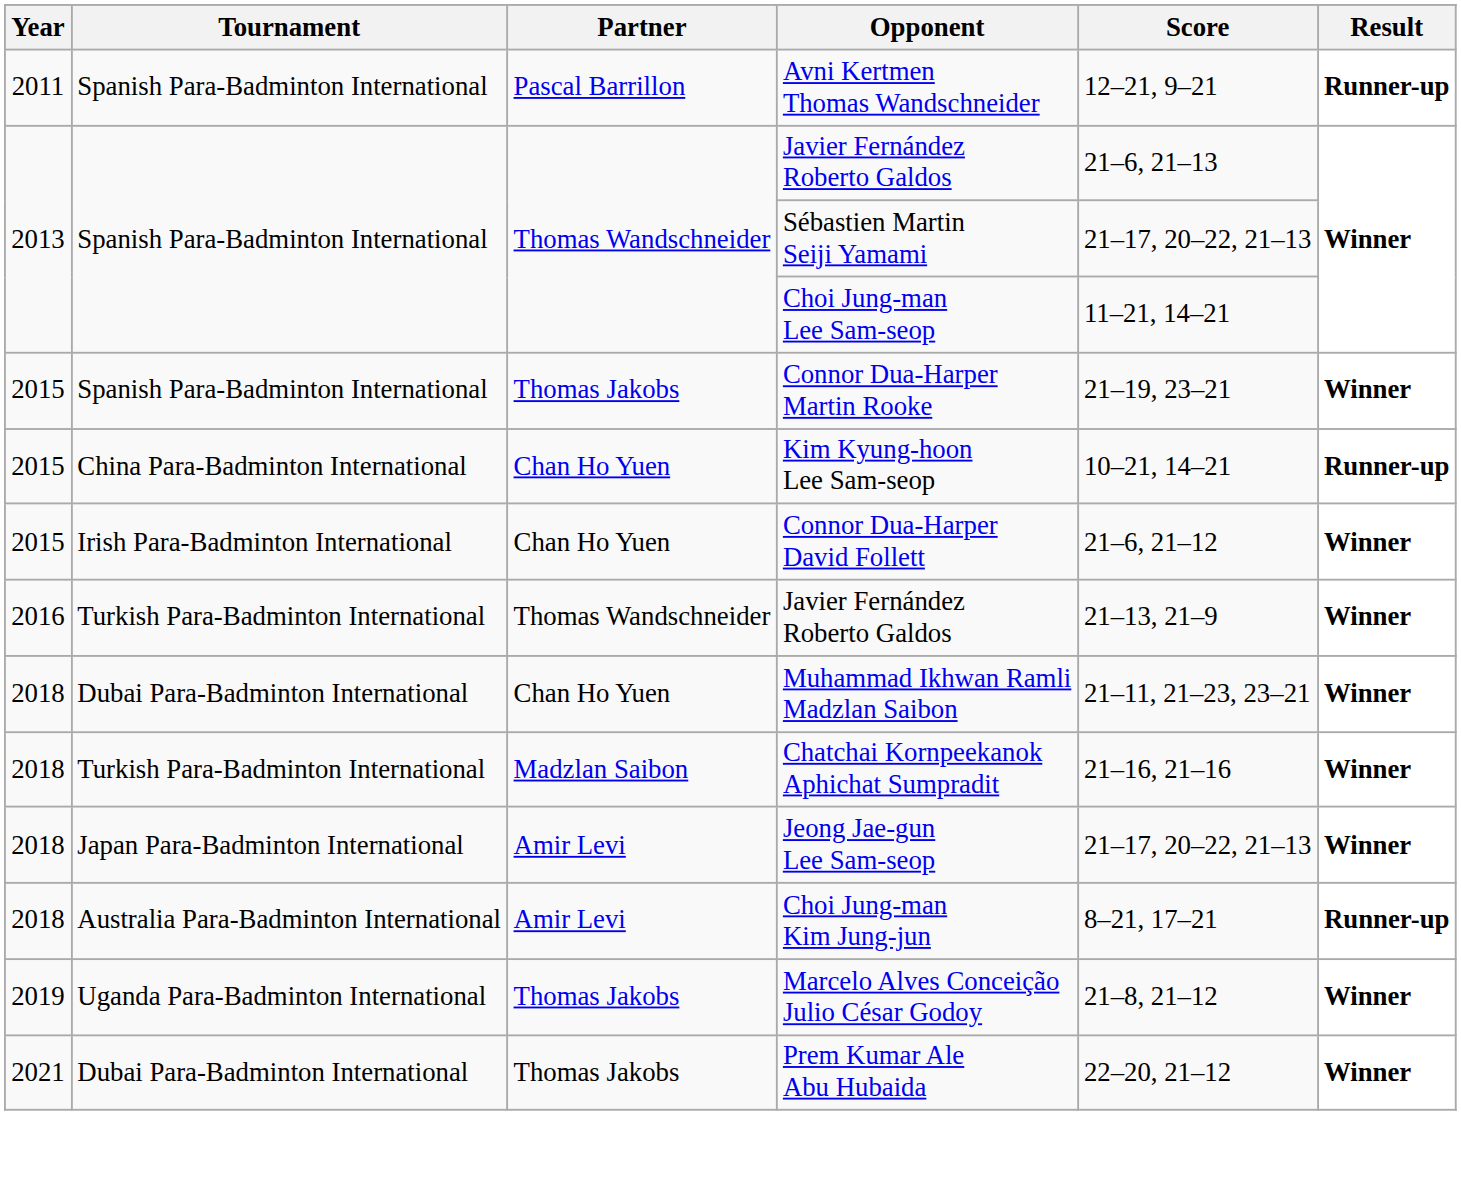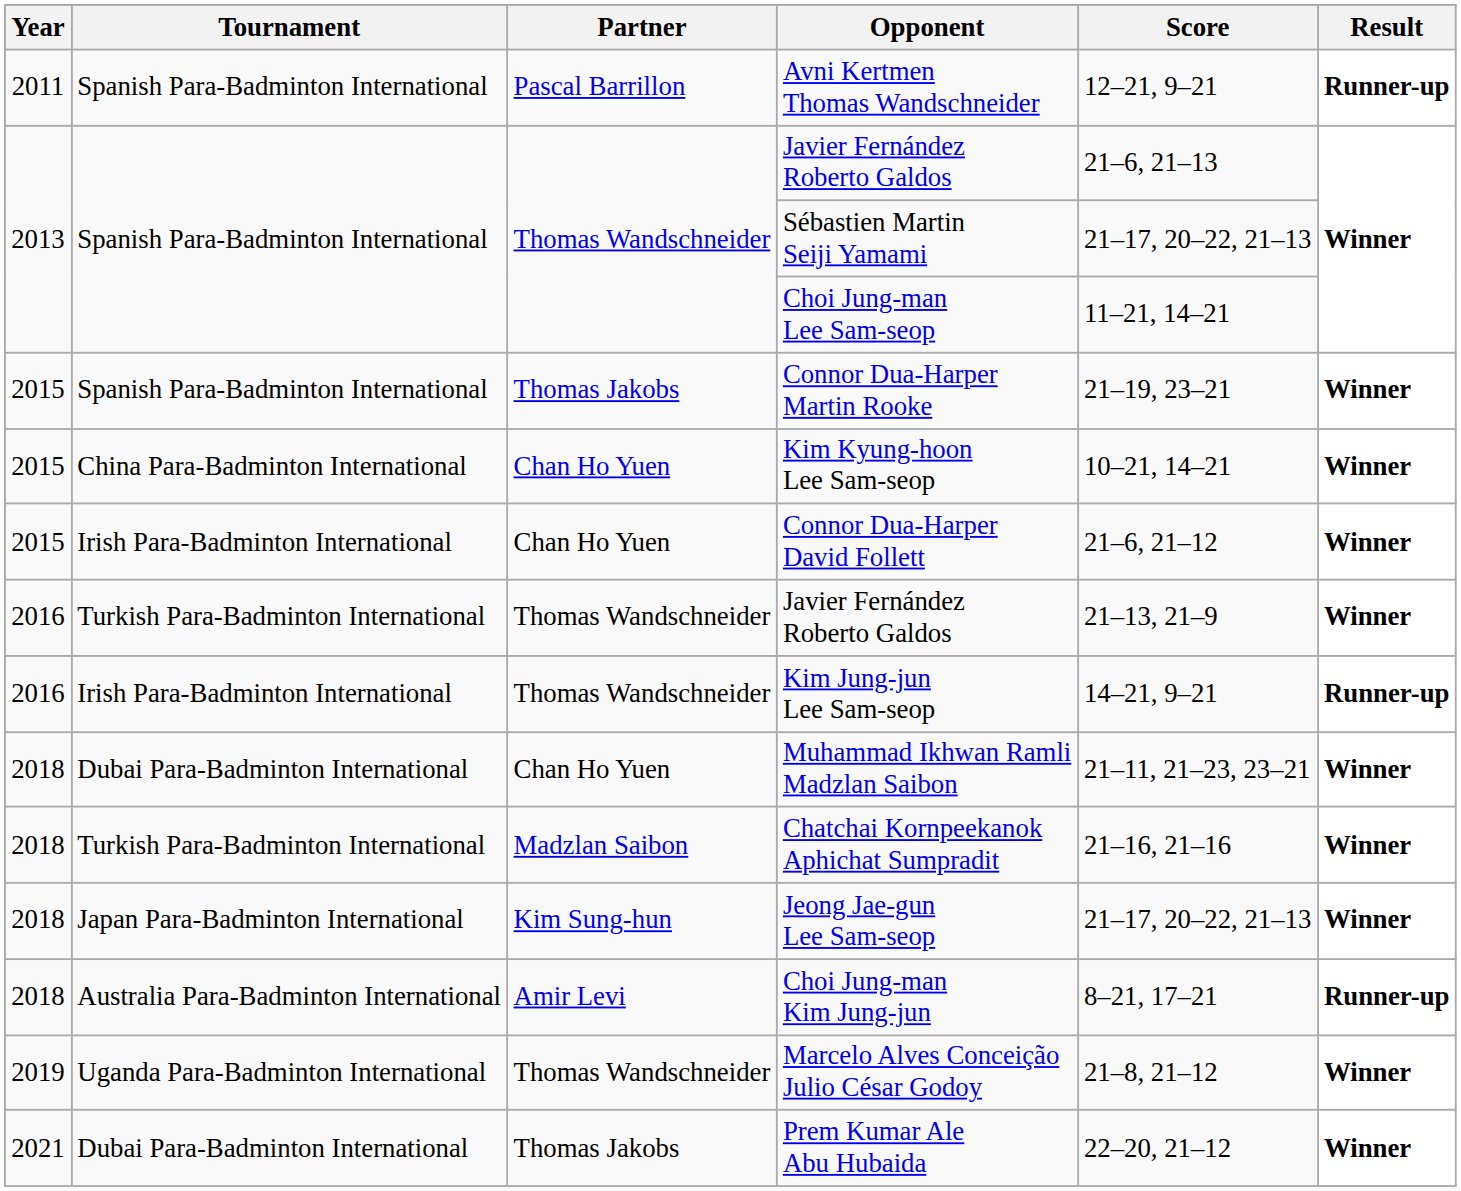(1387, 465) Runner-up -> (1368, 465) Winner
+ row: (265, 693)
(570, 844) Amir Levi -> (593, 920) Kim Sung-hun
(596, 996) Thomas Jakobs -> (642, 1072) Thomas Wandschneider
